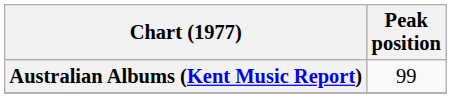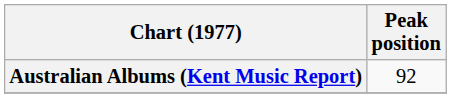(406, 76) 99 -> (406, 76) 92
